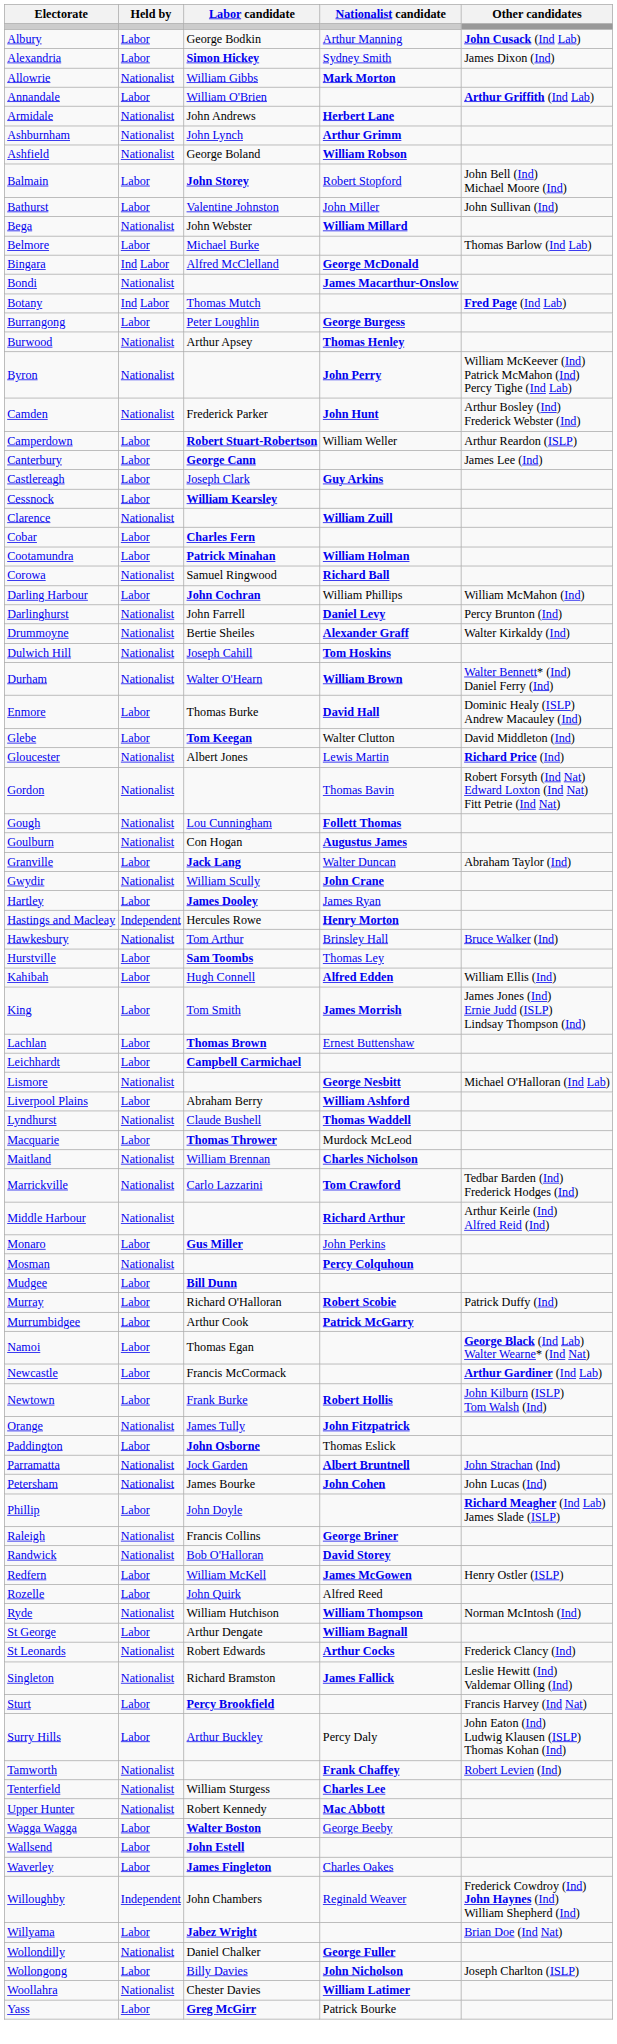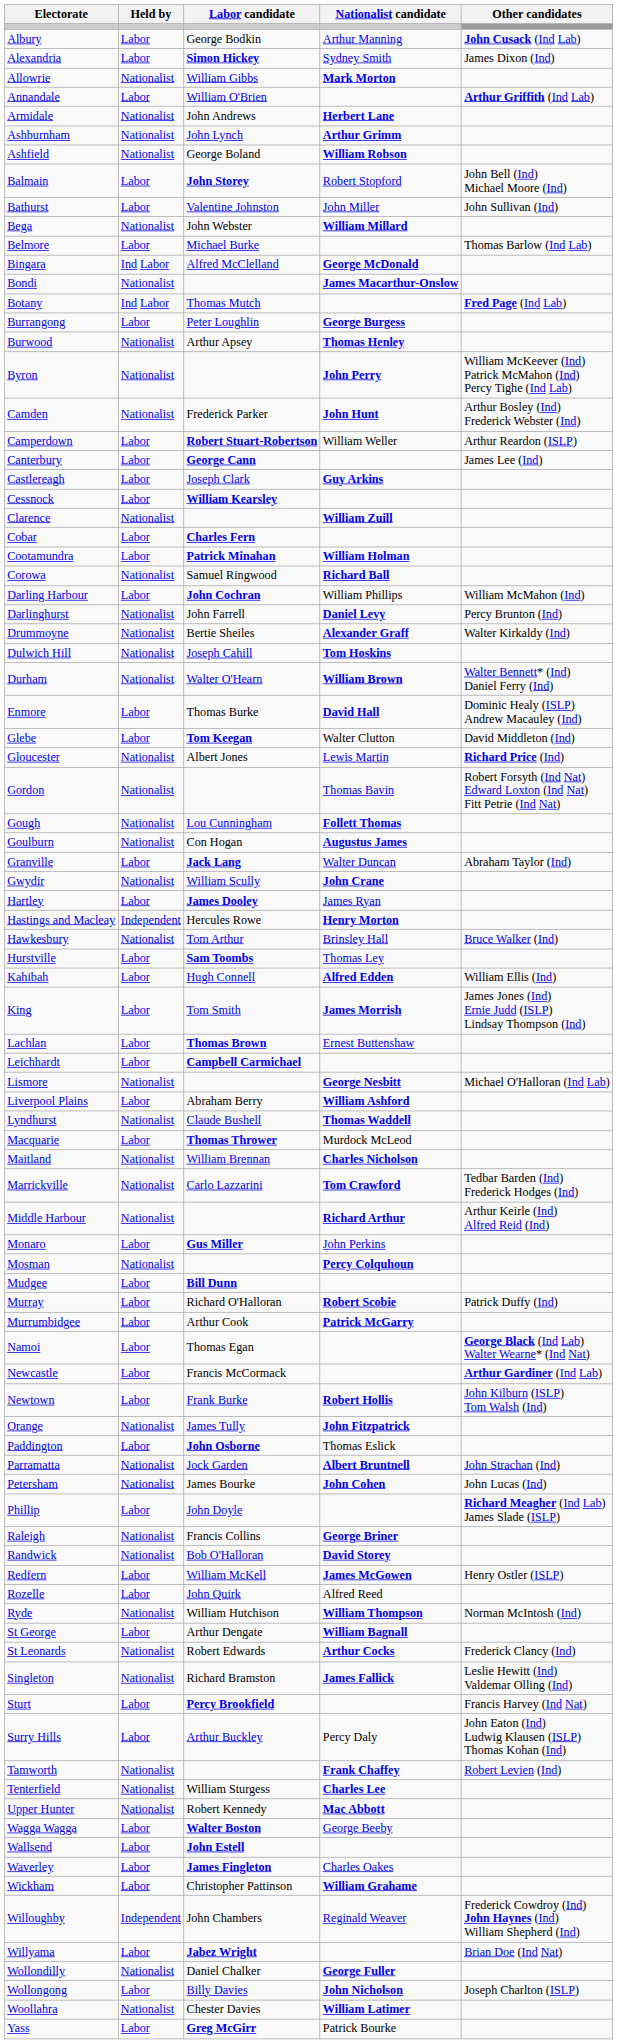+ row: (31, 1885)
